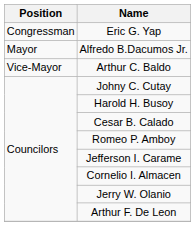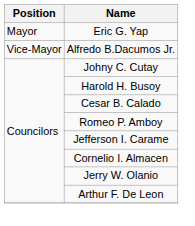(41, 31) Congressman -> (22, 31) Mayor
(22, 49) Mayor -> (34, 49) Vice-Mayor
- row: (134, 68)
